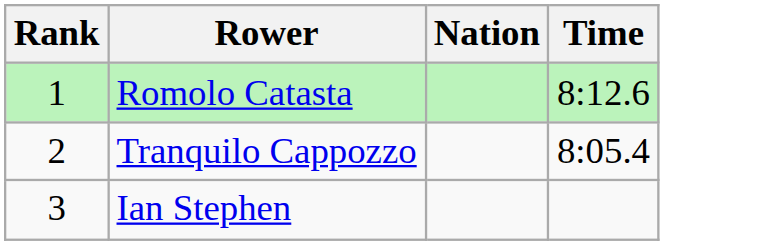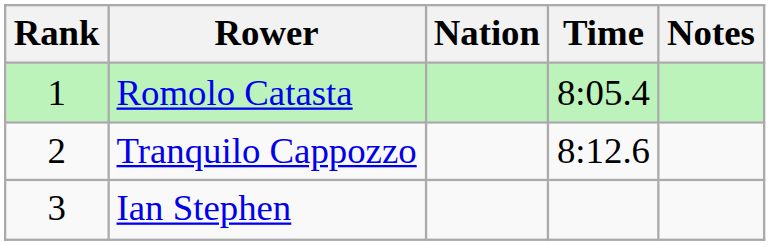+ column: (711, 33)
(603, 92) 8:12.6 -> (603, 92) 8:05.4
(603, 150) 8:05.4 -> (603, 150) 8:12.6
